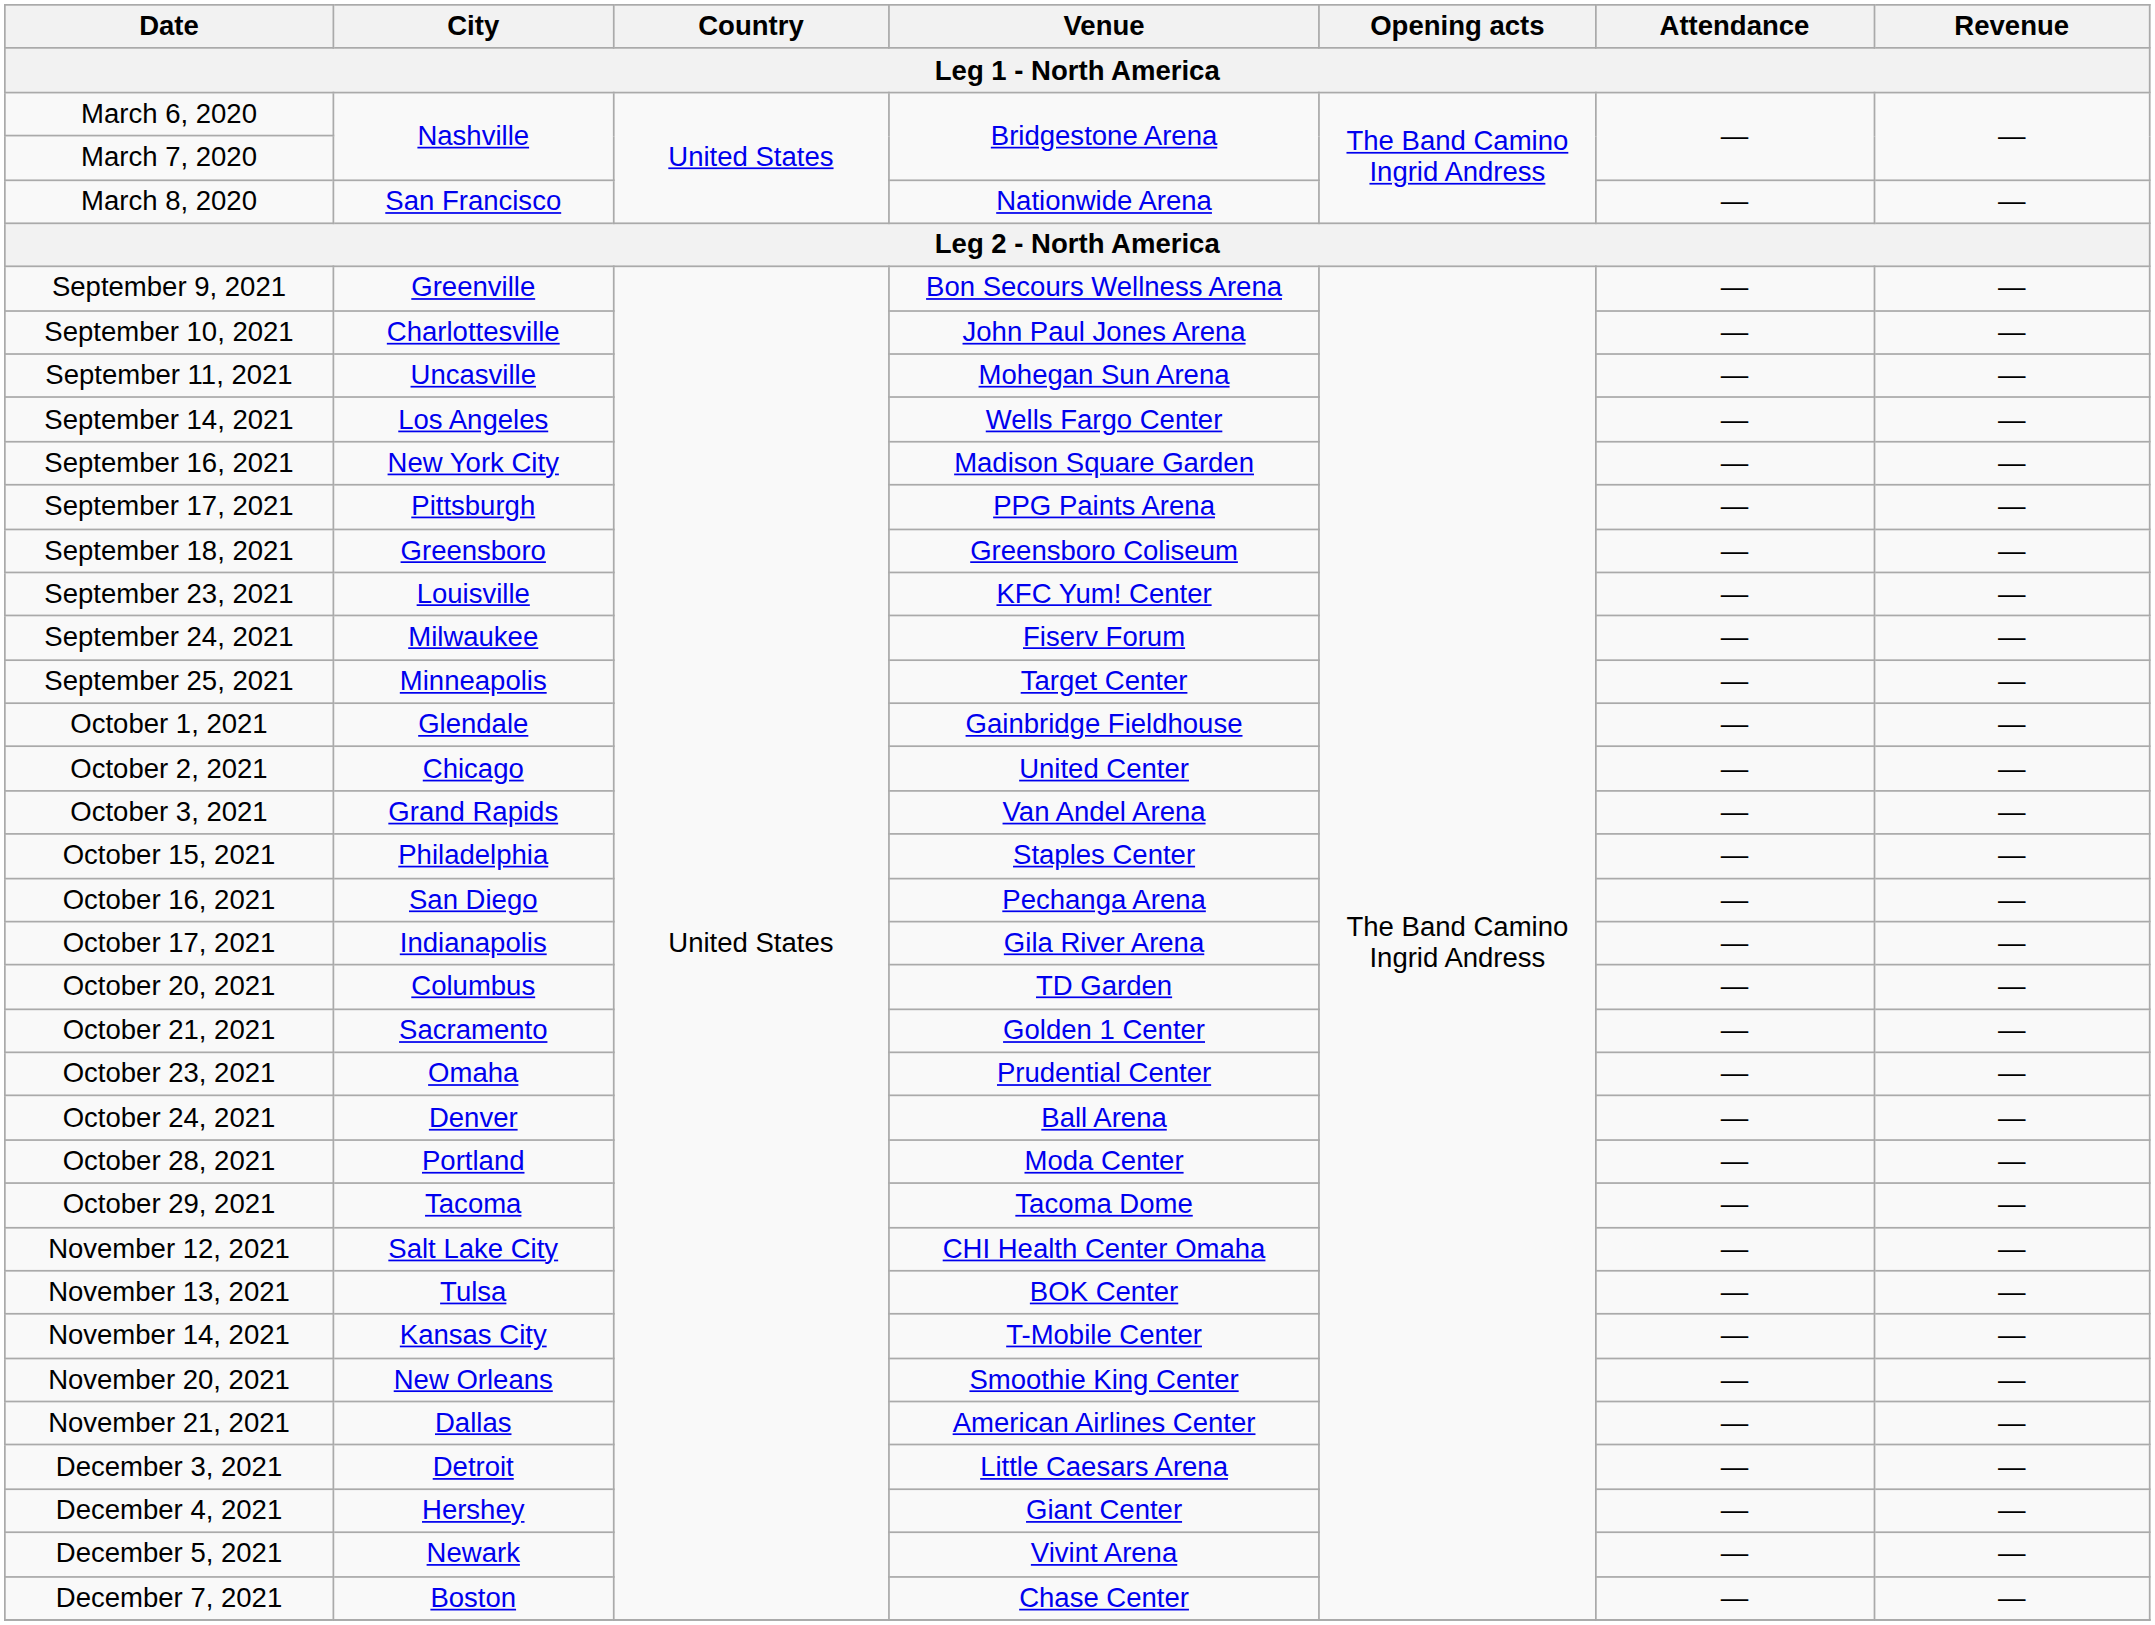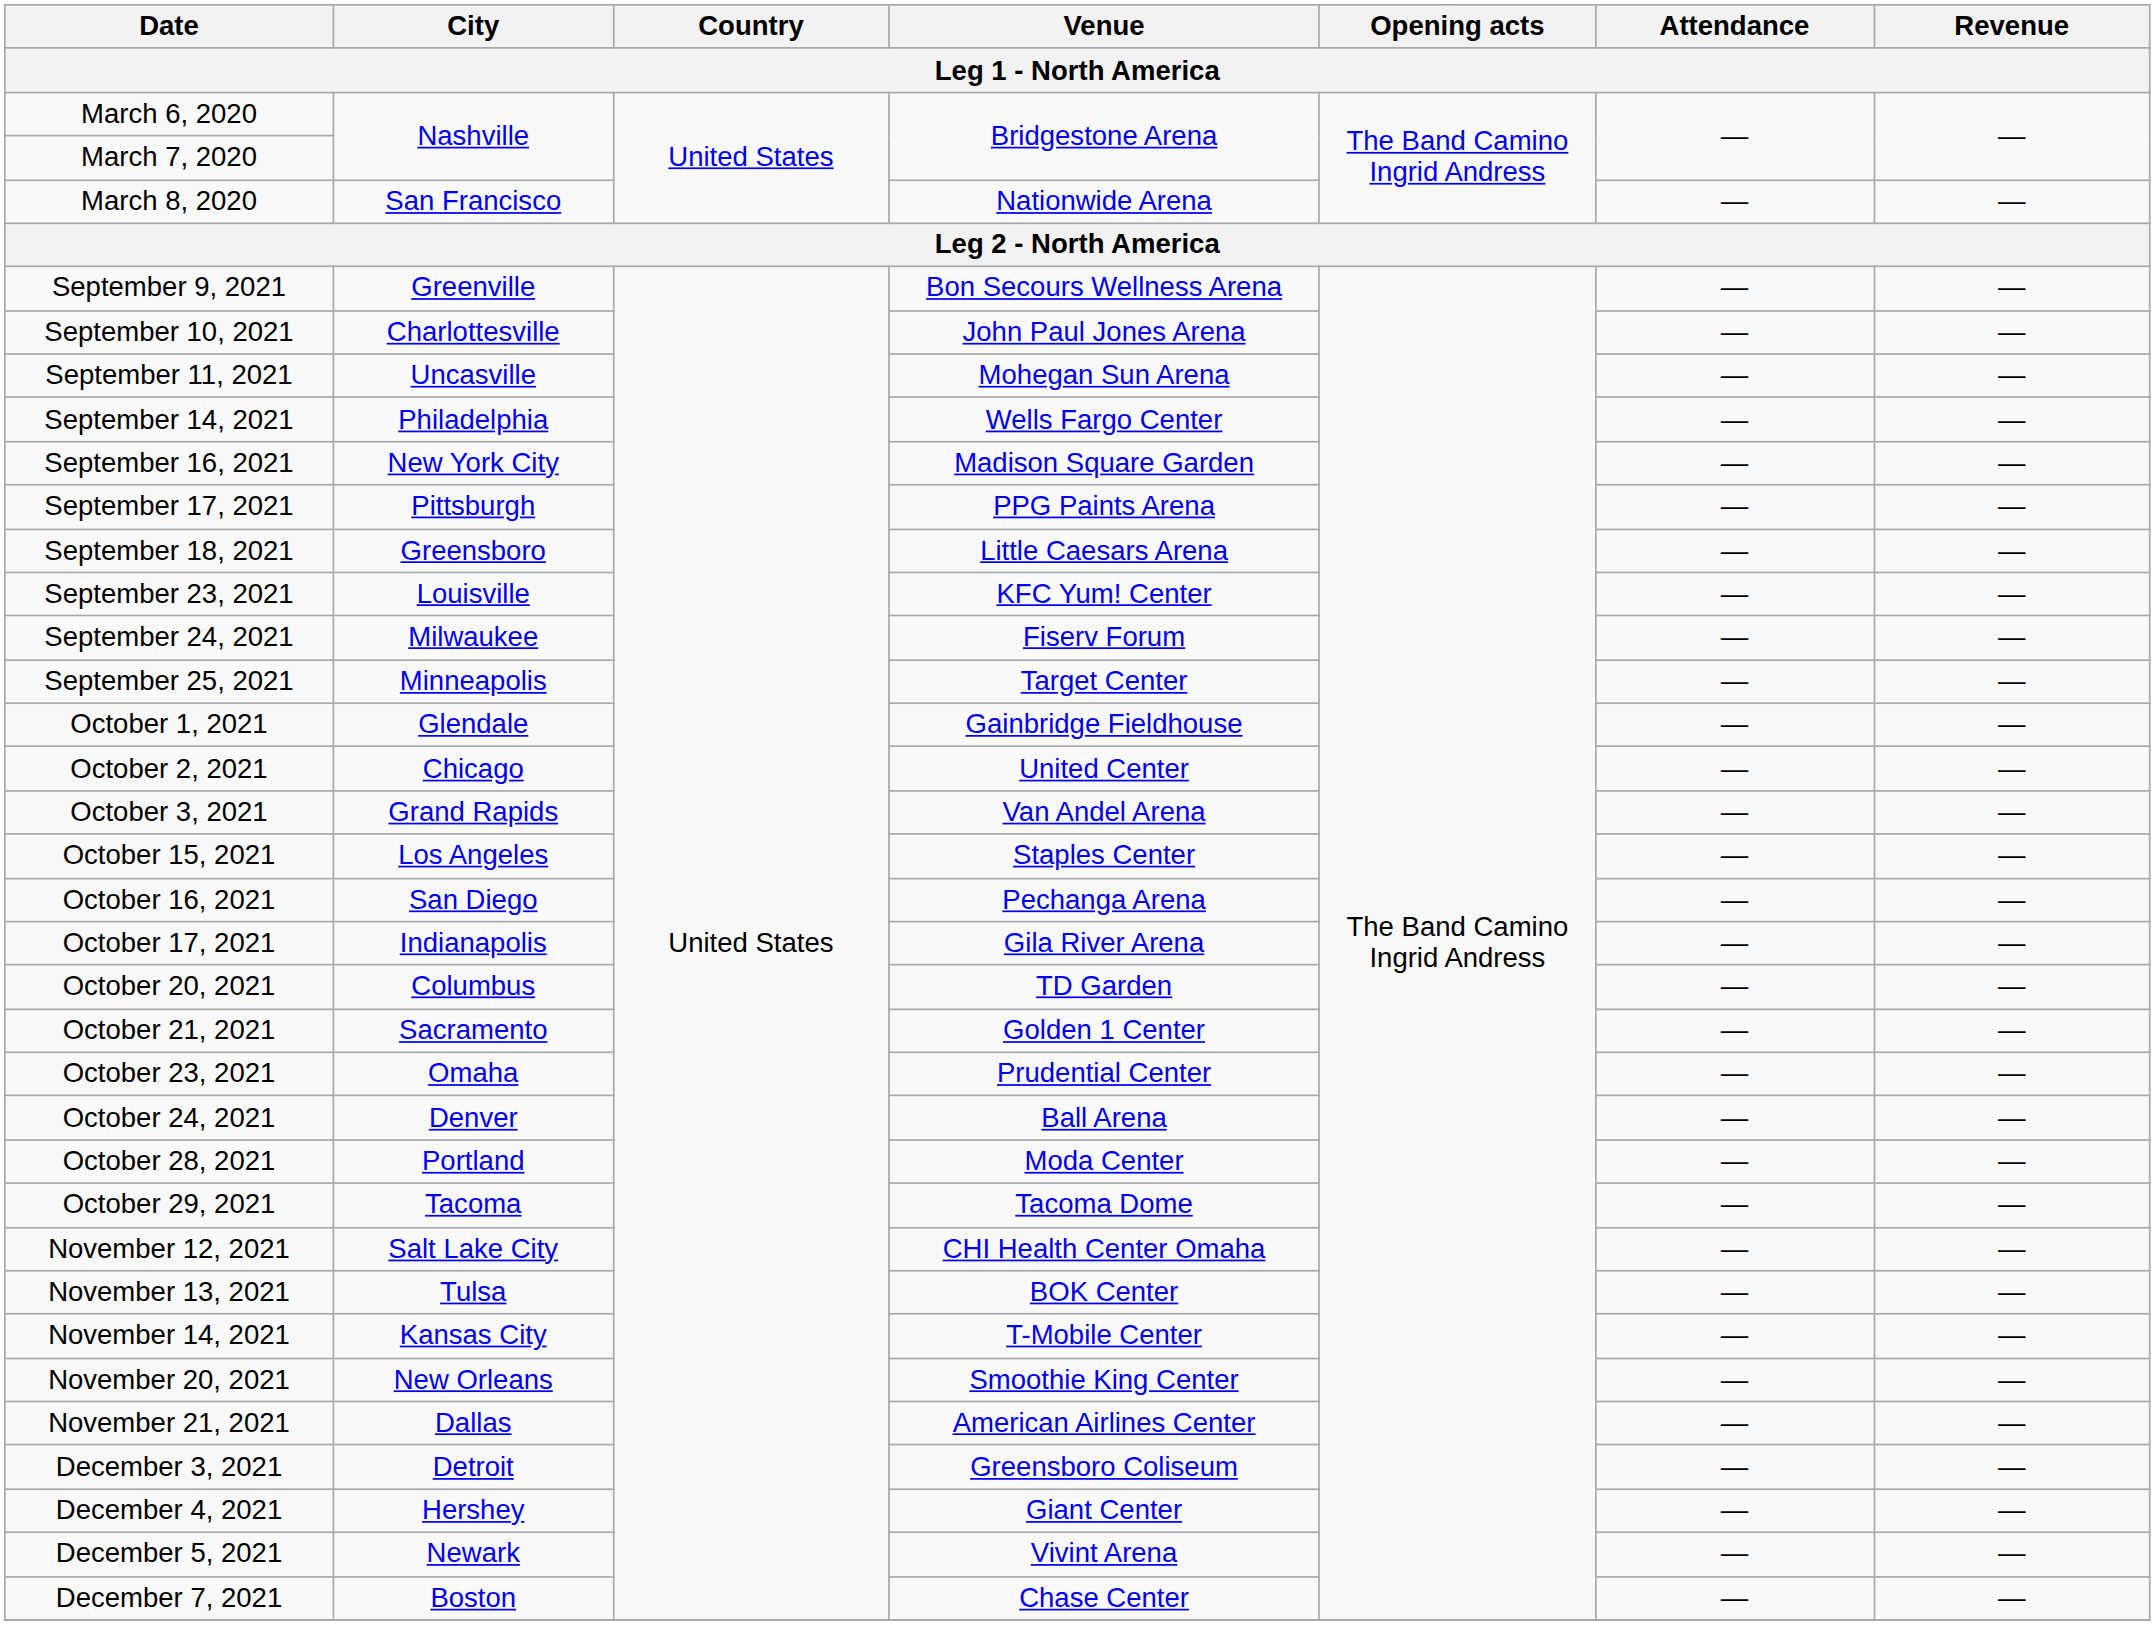(473, 419) Los Angeles -> (473, 419) Philadelphia
(1104, 550) Greensboro Coliseum -> (1104, 550) Little Caesars Arena
(473, 855) Philadelphia -> (473, 855) Los Angeles
(1104, 1466) Little Caesars Arena -> (1104, 1466) Greensboro Coliseum
